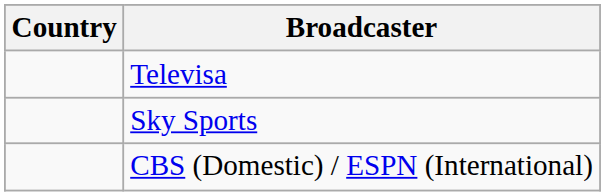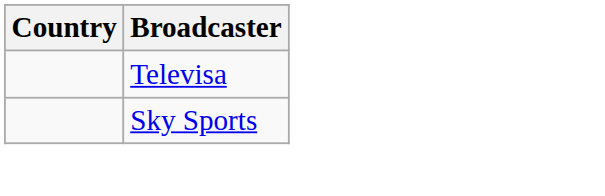- row: (362, 166)
